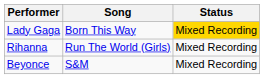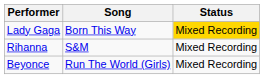(118, 47) Run The World (Girls) -> (77, 47) S&M
(77, 64) S&M -> (118, 64) Run The World (Girls)
